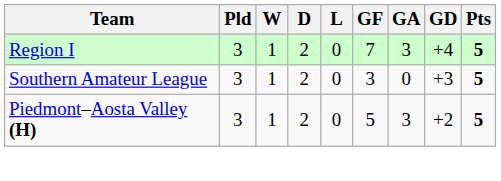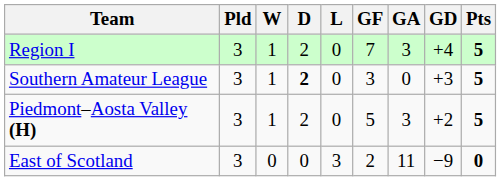(304, 79) normal -> (304, 79) bold
+ row: (71, 160)
